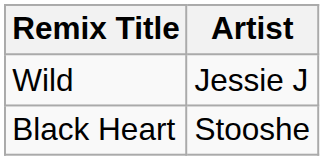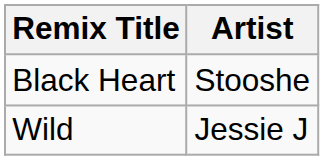rows swapped: (43, 79) <-> (94, 129)
